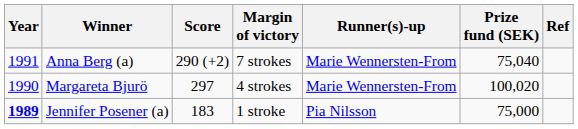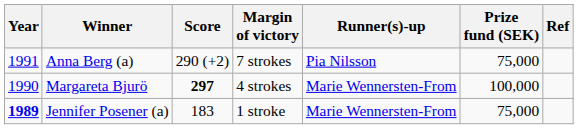(381, 60) Marie Wennersten-From -> (341, 60) Pia Nilsson
(518, 60) 75,040 -> (518, 60) 75,000
(202, 86) normal -> (202, 86) bold
(514, 86) 100,020 -> (514, 86) 100,000
(341, 111) Pia Nilsson -> (381, 111) Marie Wennersten-From
